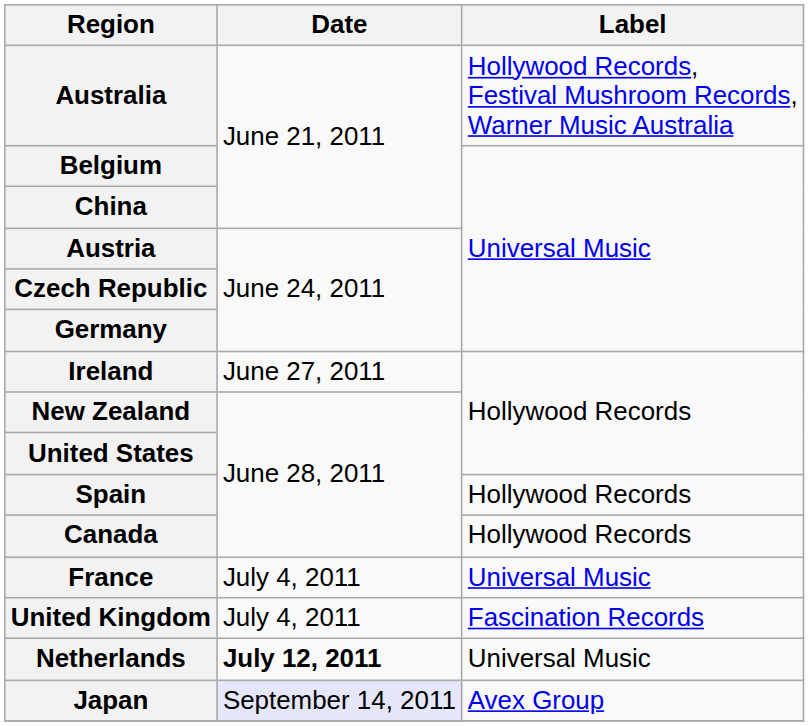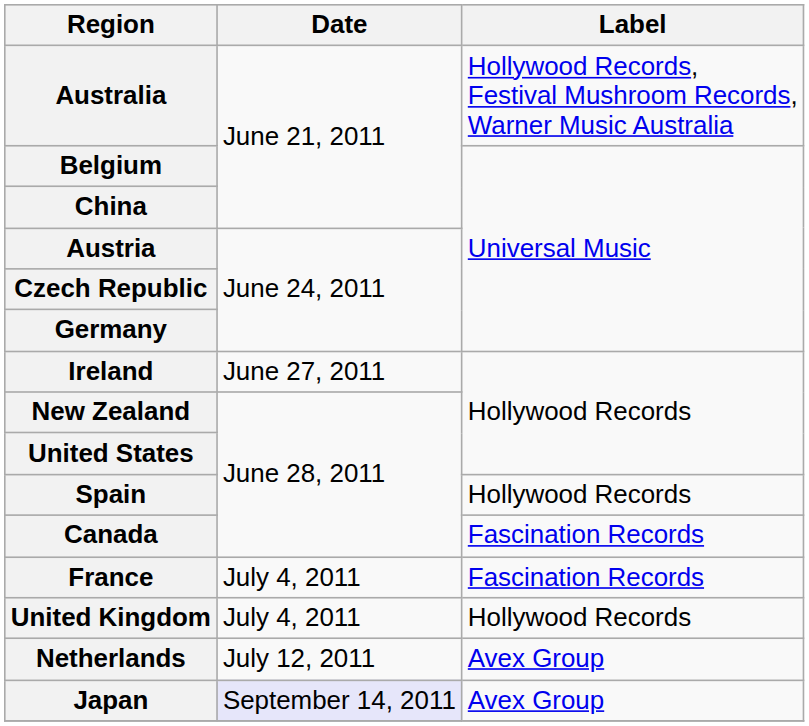(579, 535) Hollywood Records -> (586, 535) Fascination Records
(559, 576) Universal Music -> (586, 576) Fascination Records
(586, 617) Fascination Records -> (579, 617) Hollywood Records
(302, 658) bold -> (299, 658) normal
(559, 658) Universal Music -> (536, 658) Avex Group
